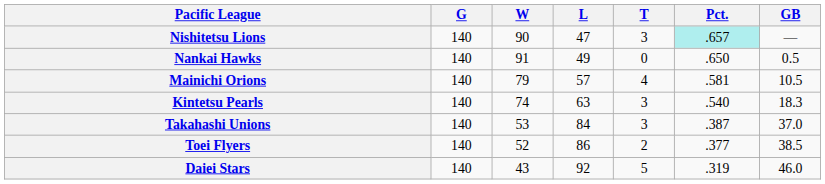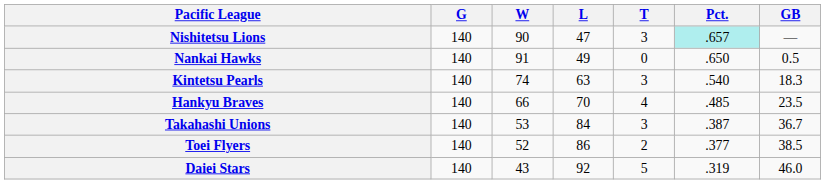- row: (218, 80)
+ row: (218, 102)
(790, 124) 37.0 -> (790, 124) 36.7
